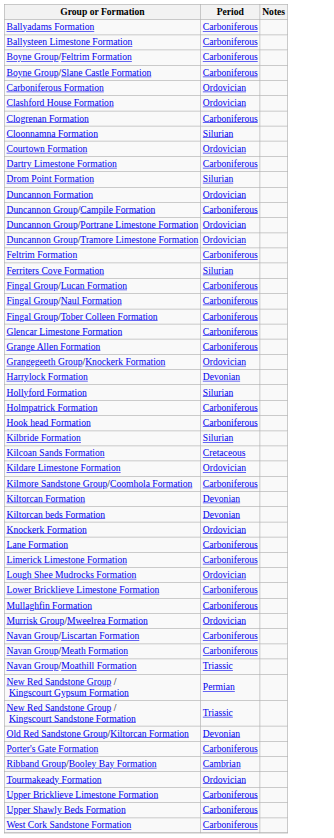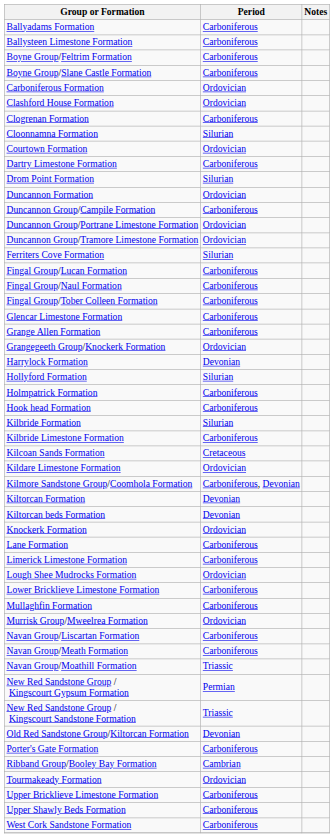- row: (42, 255)
+ row: (65, 438)
(230, 484) Carboniferous -> (251, 484) Carboniferous, Devonian
